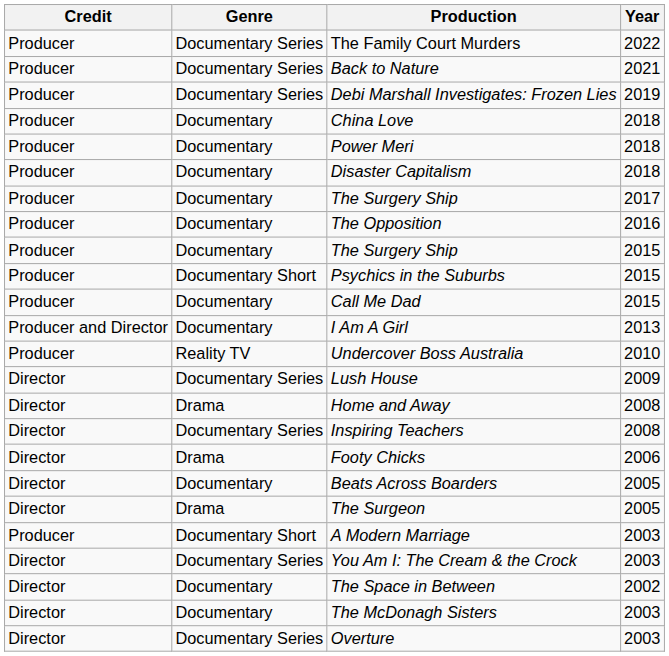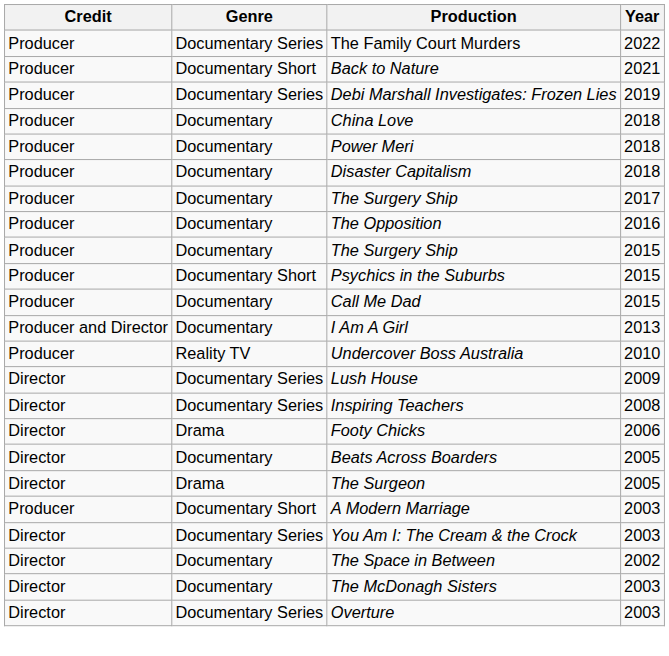(249, 69) Documentary Series -> (246, 69) Documentary Short
- row: (390, 405)
